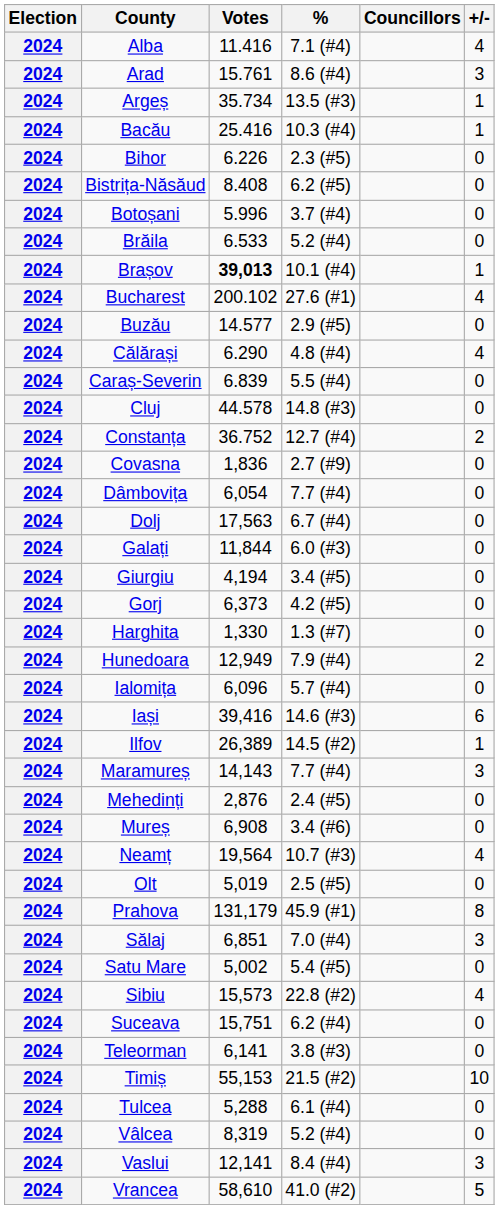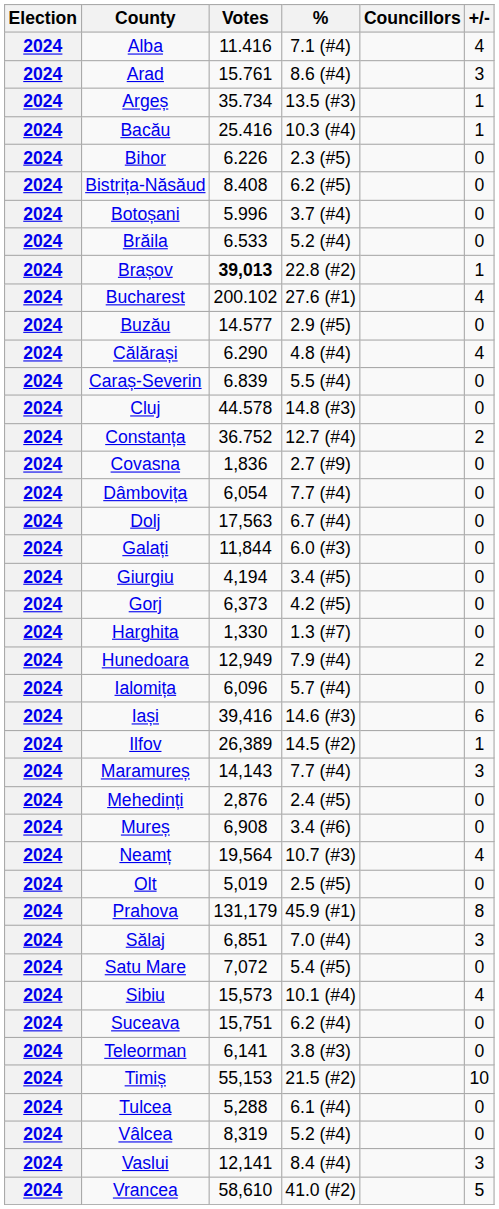(321, 269) 10.1 (#4) -> (321, 269) 22.8 (#2)
(245, 967) 5,002 -> (245, 967) 7,072
(321, 995) 22.8 (#2) -> (321, 995) 10.1 (#4)
